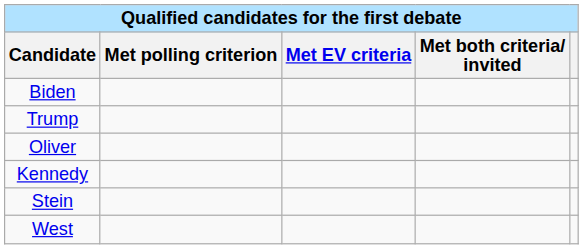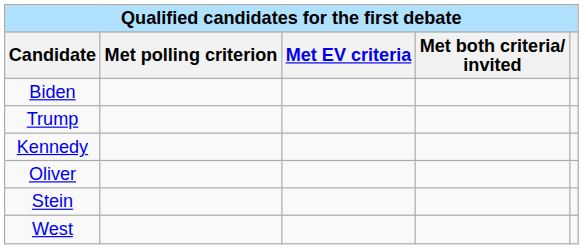rows swapped: (52, 147) <-> (52, 174)
